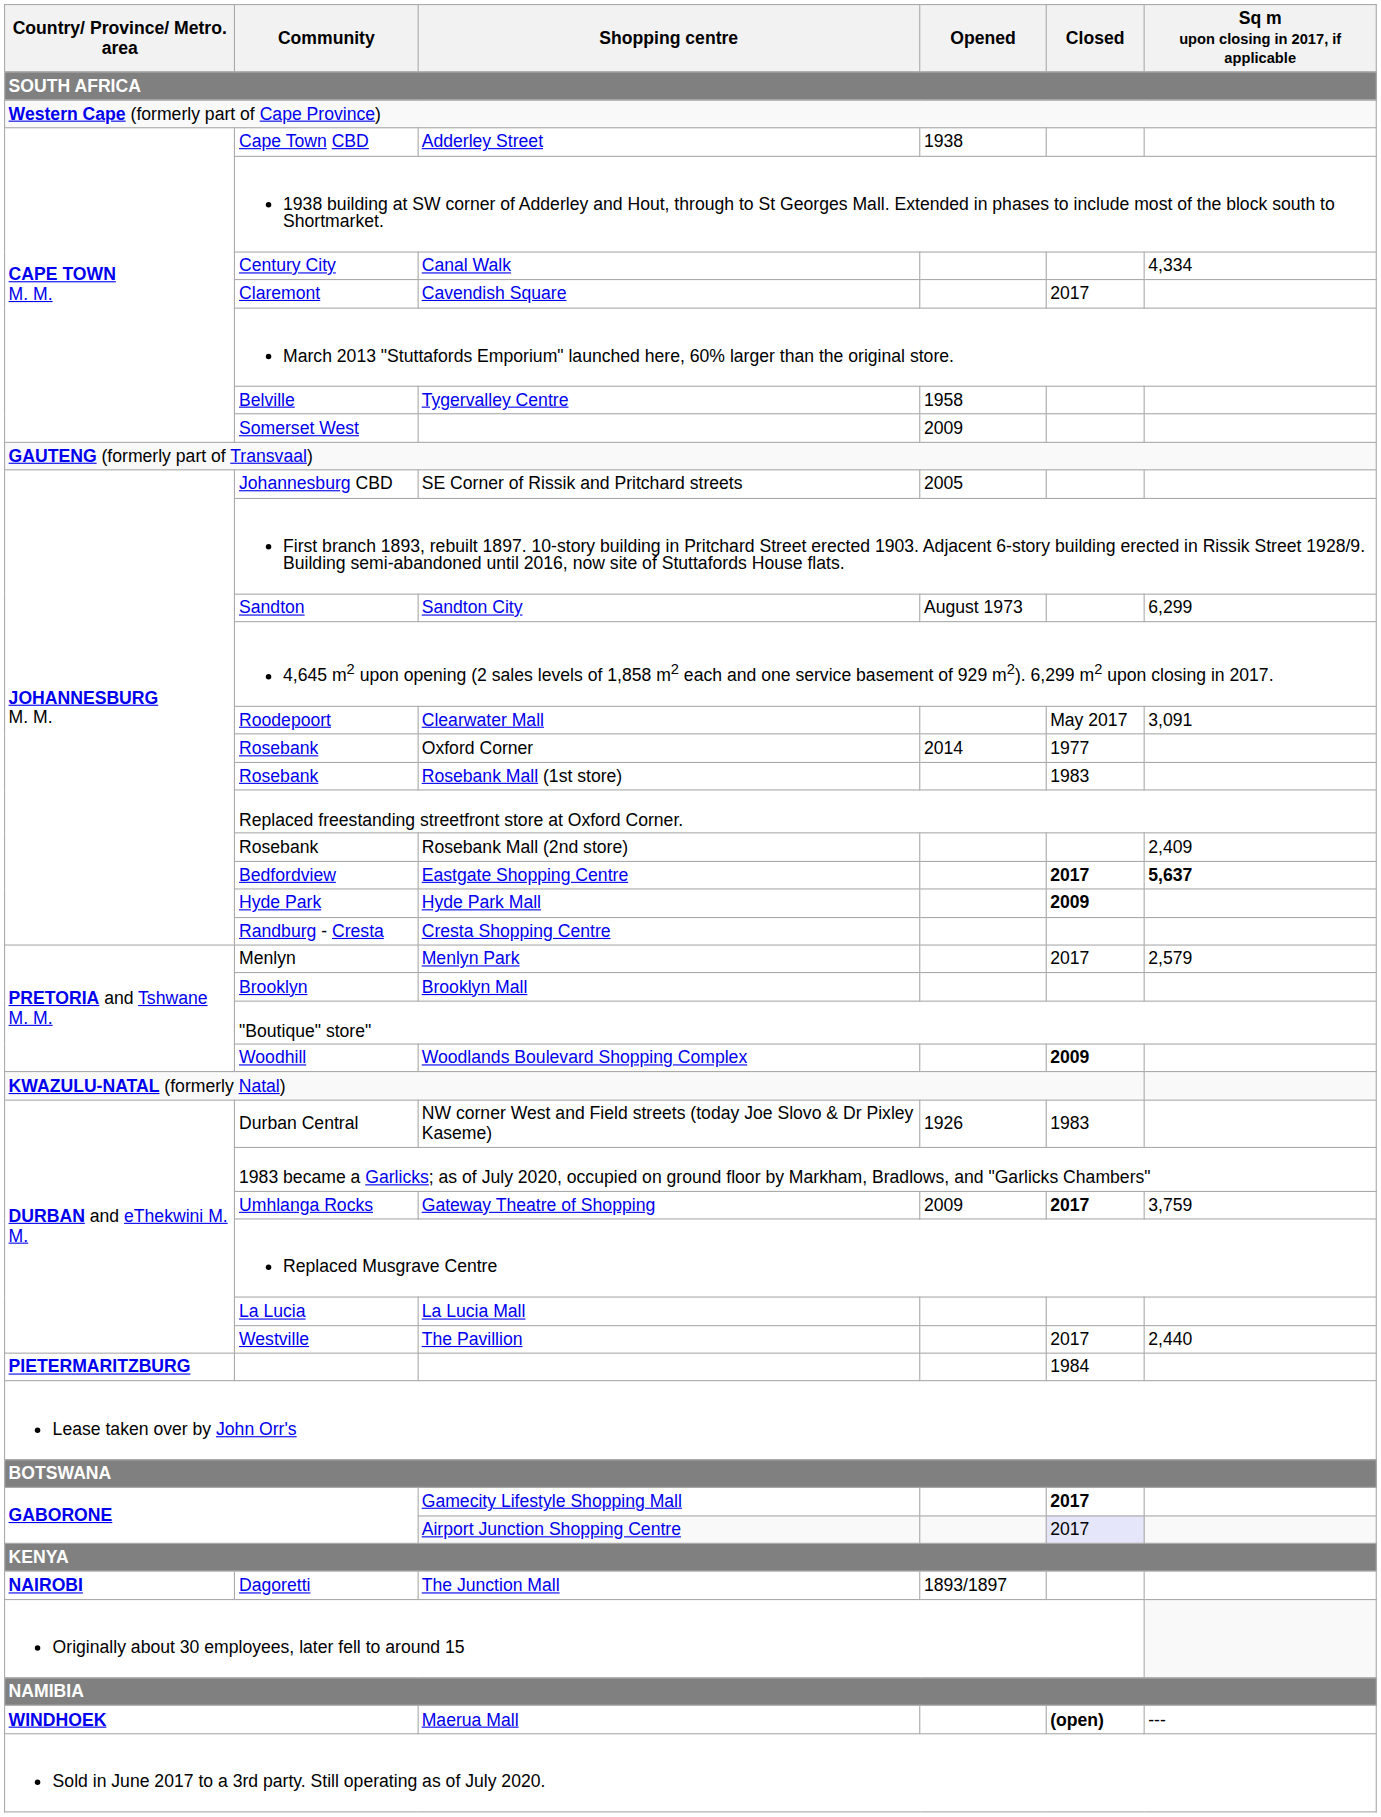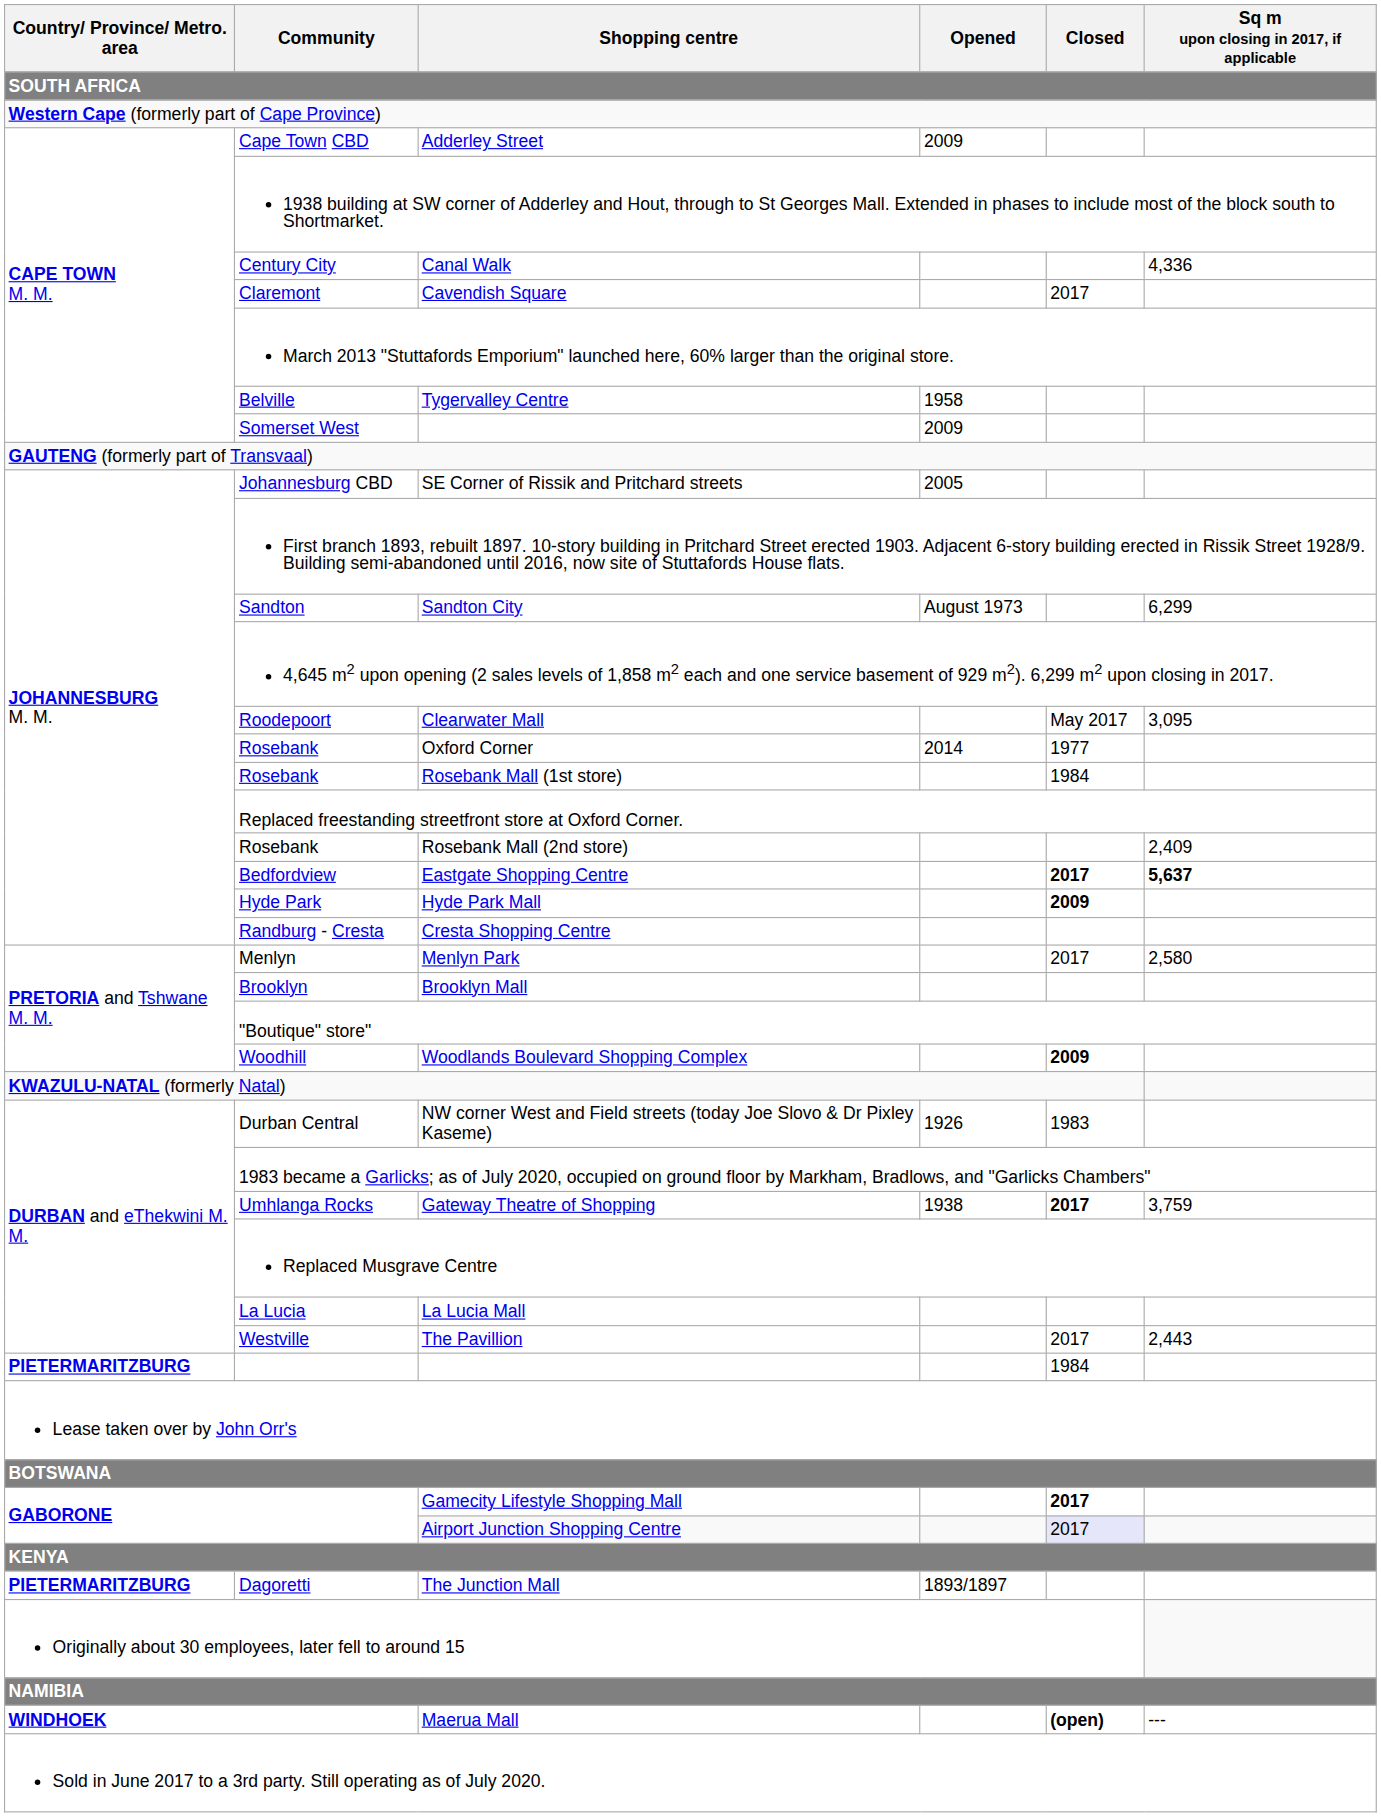(943, 141) 1938 -> (943, 141) 2009
(1170, 265) 4,334 -> (1170, 265) 4,336
(1170, 720) 3,091 -> (1170, 720) 3,095
(1070, 776) 1983 -> (1070, 776) 1984
(1170, 958) 2,579 -> (1170, 958) 2,580
(943, 1204) 2009 -> (943, 1204) 1938
(1170, 1339) 2,440 -> (1170, 1339) 2,443
(46, 1585) NAIROBI -> (100, 1585) PIETERMARITZBURG
